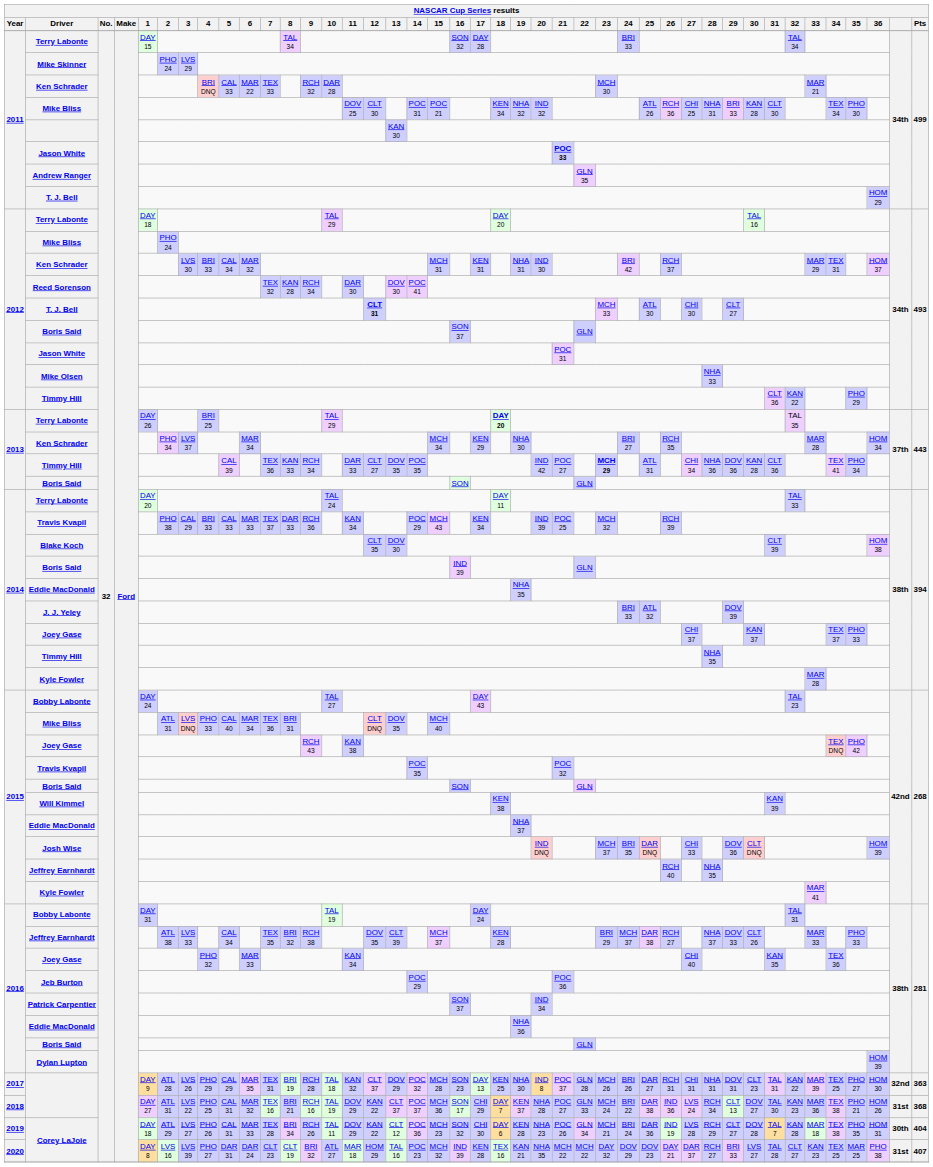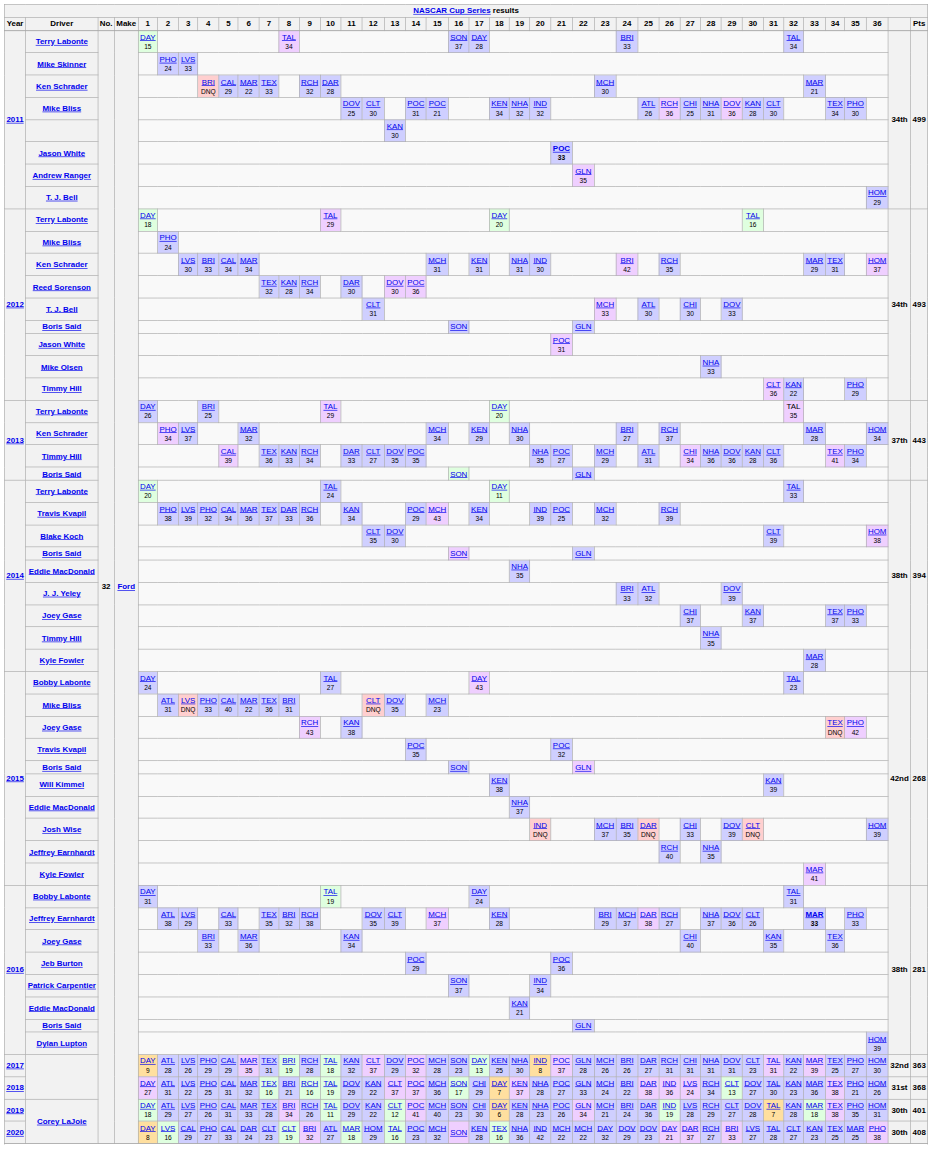(460, 41) SON 32 -> (459, 41) SON 37
(188, 64) LVS 29 -> (188, 64) LVS 33
(229, 86) CAL 33 -> (228, 86) CAL 29
(733, 108) BRI 33 -> (732, 108) DOV 36
(250, 264) MAR 32 -> (249, 264) MAR 34
(671, 264) RCH 37 -> (669, 264) RCH 35
(417, 287) POC 41 -> (416, 287) POC 36
(375, 309) bold -> (373, 309) normal
(733, 309) CLT 27 -> (732, 309) DOV 33
(460, 331) SON 37 -> (459, 327) SON
(501, 421) bold -> (499, 411) normal
(250, 443) MAR 34 -> (249, 433) MAR 32
(671, 443) RCH 35 -> (669, 433) RCH 37
(542, 465) IND 42 -> (540, 456) NHA 35
(606, 465) bold -> (605, 456) normal
(188, 523) CAL 29 -> (188, 513) LVS 39
(208, 523) BRI 33 -> (208, 513) PHO 32
(229, 523) CAL 33 -> (228, 513) CAL 34
(250, 523) MAR 33 -> (249, 513) MAR 36
(460, 567) IND 39 -> (459, 554) SON
(250, 723) MAR 34 -> (249, 705) MAR 22
(439, 723) MCH 40 -> (437, 705) MCH 23
(733, 848) DOV 36 -> (732, 829) DOV 39
(188, 937) LVS 33 -> (188, 918) LVS 29
(229, 937) CAL 34 -> (228, 918) CAL 33
(733, 937) DOV 33 -> (732, 918) DOV 36
(816, 937) normal -> (815, 919) bold
(208, 959) PHO 32 -> (208, 941) BRI 33
(250, 959) MAR 33 -> (249, 941) MAR 36
(521, 1026) NHA 36 -> (520, 1008) KAN 21
(417, 1128) POC 36 -> (416, 1110) POC 41
(439, 1128) MCH 23 -> (437, 1110) MCH 40
(460, 1128) SON 32 -> (459, 1110) SON 23
(920, 1129) 404 -> (919, 1110) 401
(188, 1151) LVS 39 -> (188, 1132) CAL 29
(229, 1151) DAR 31 -> (228, 1132) CAL 33
(460, 1151) IND 39 -> (459, 1132) SON
(521, 1151) KAN 21 -> (520, 1132) NHA 36
(542, 1151) NHA 35 -> (540, 1132) IND 42
(900, 1151) 31st -> (900, 1132) 30th
(920, 1151) 407 -> (919, 1132) 408
